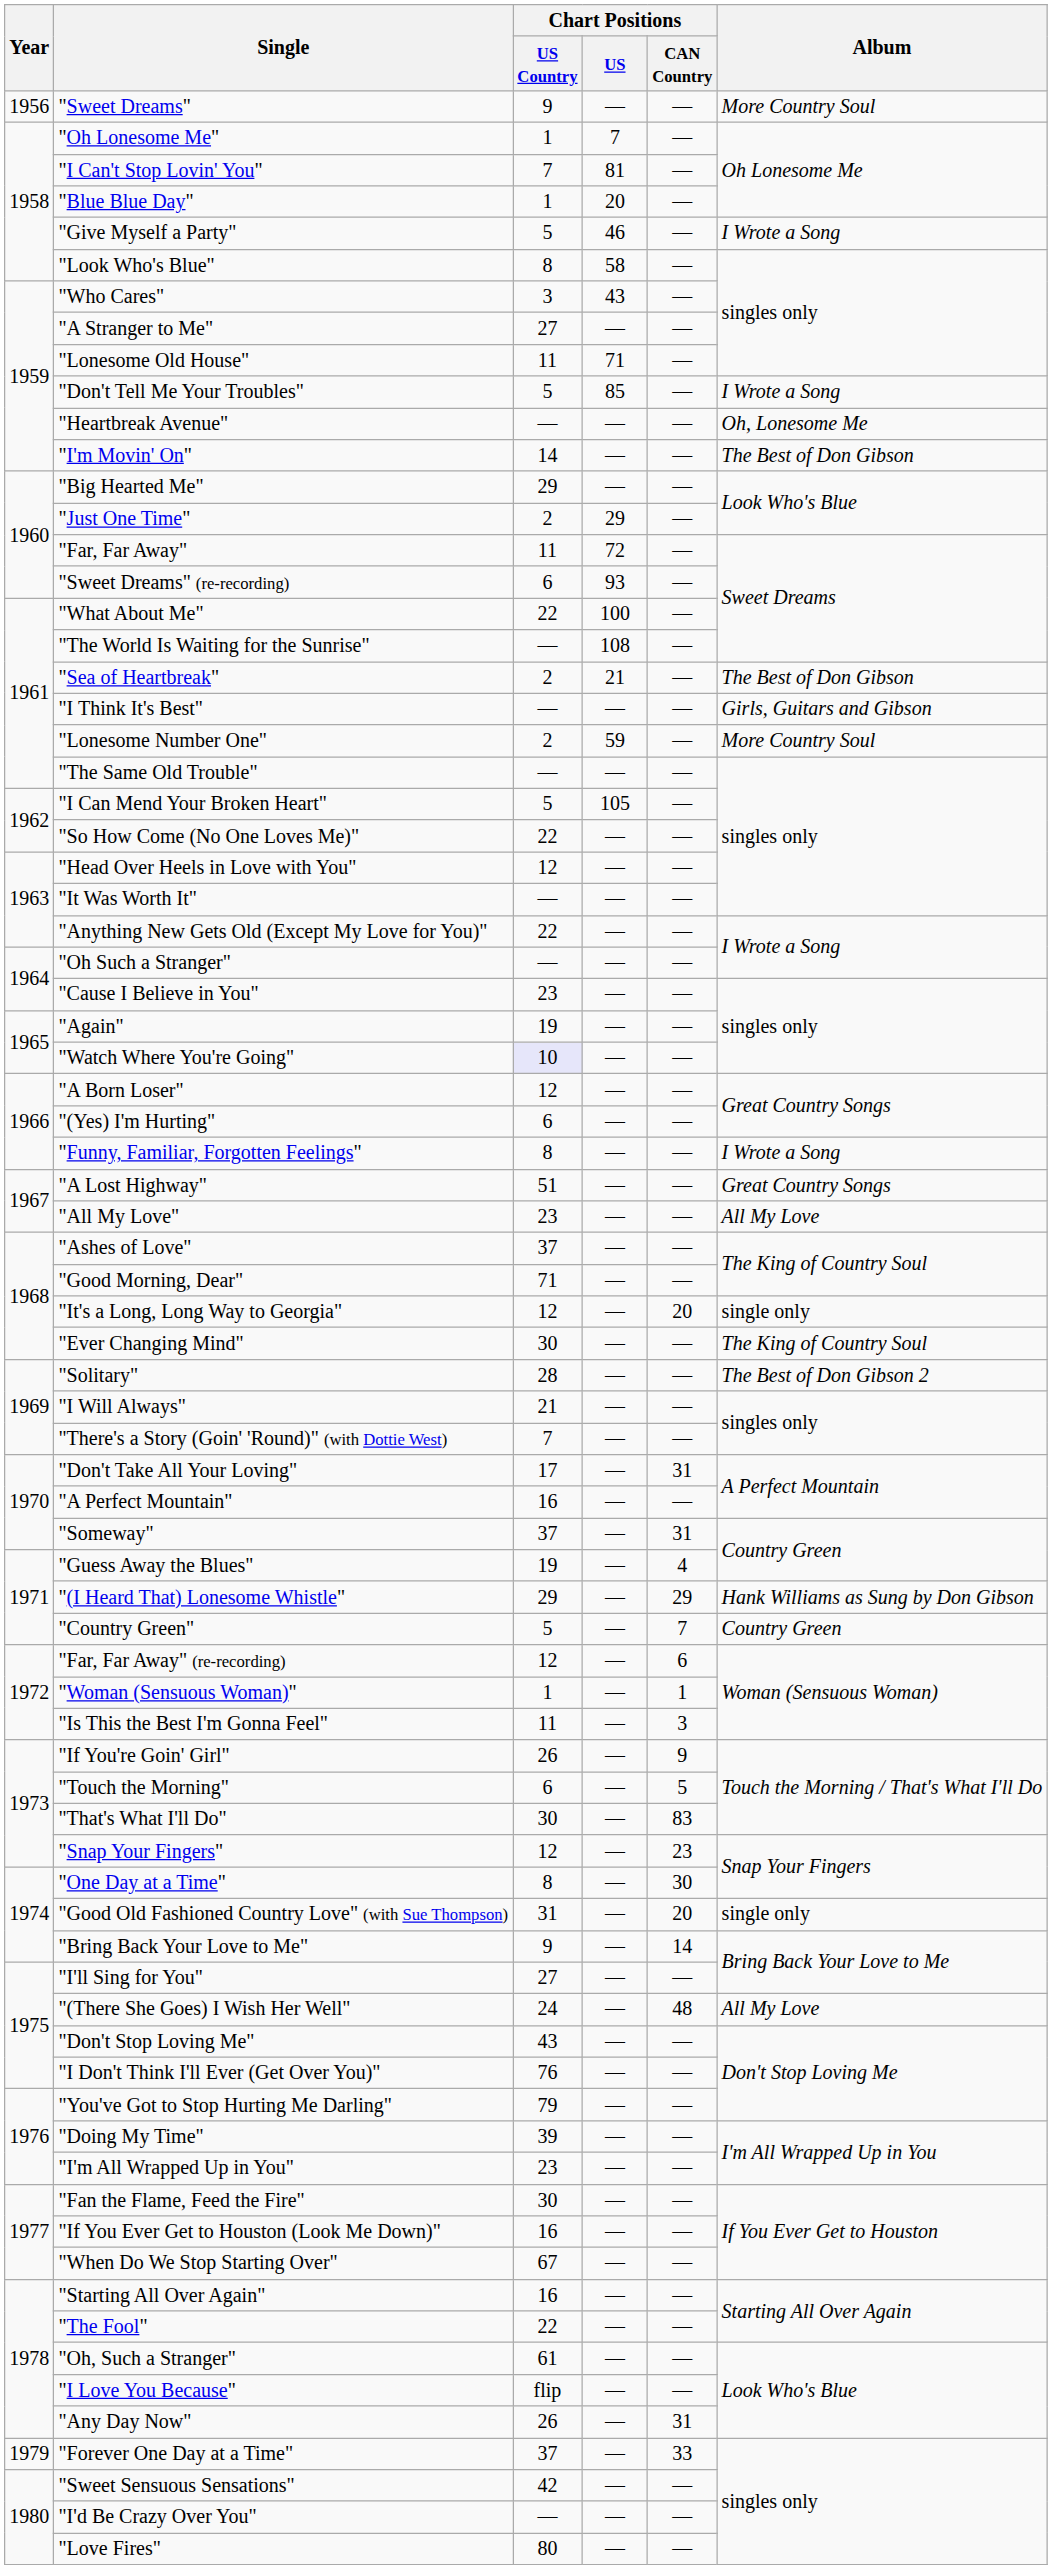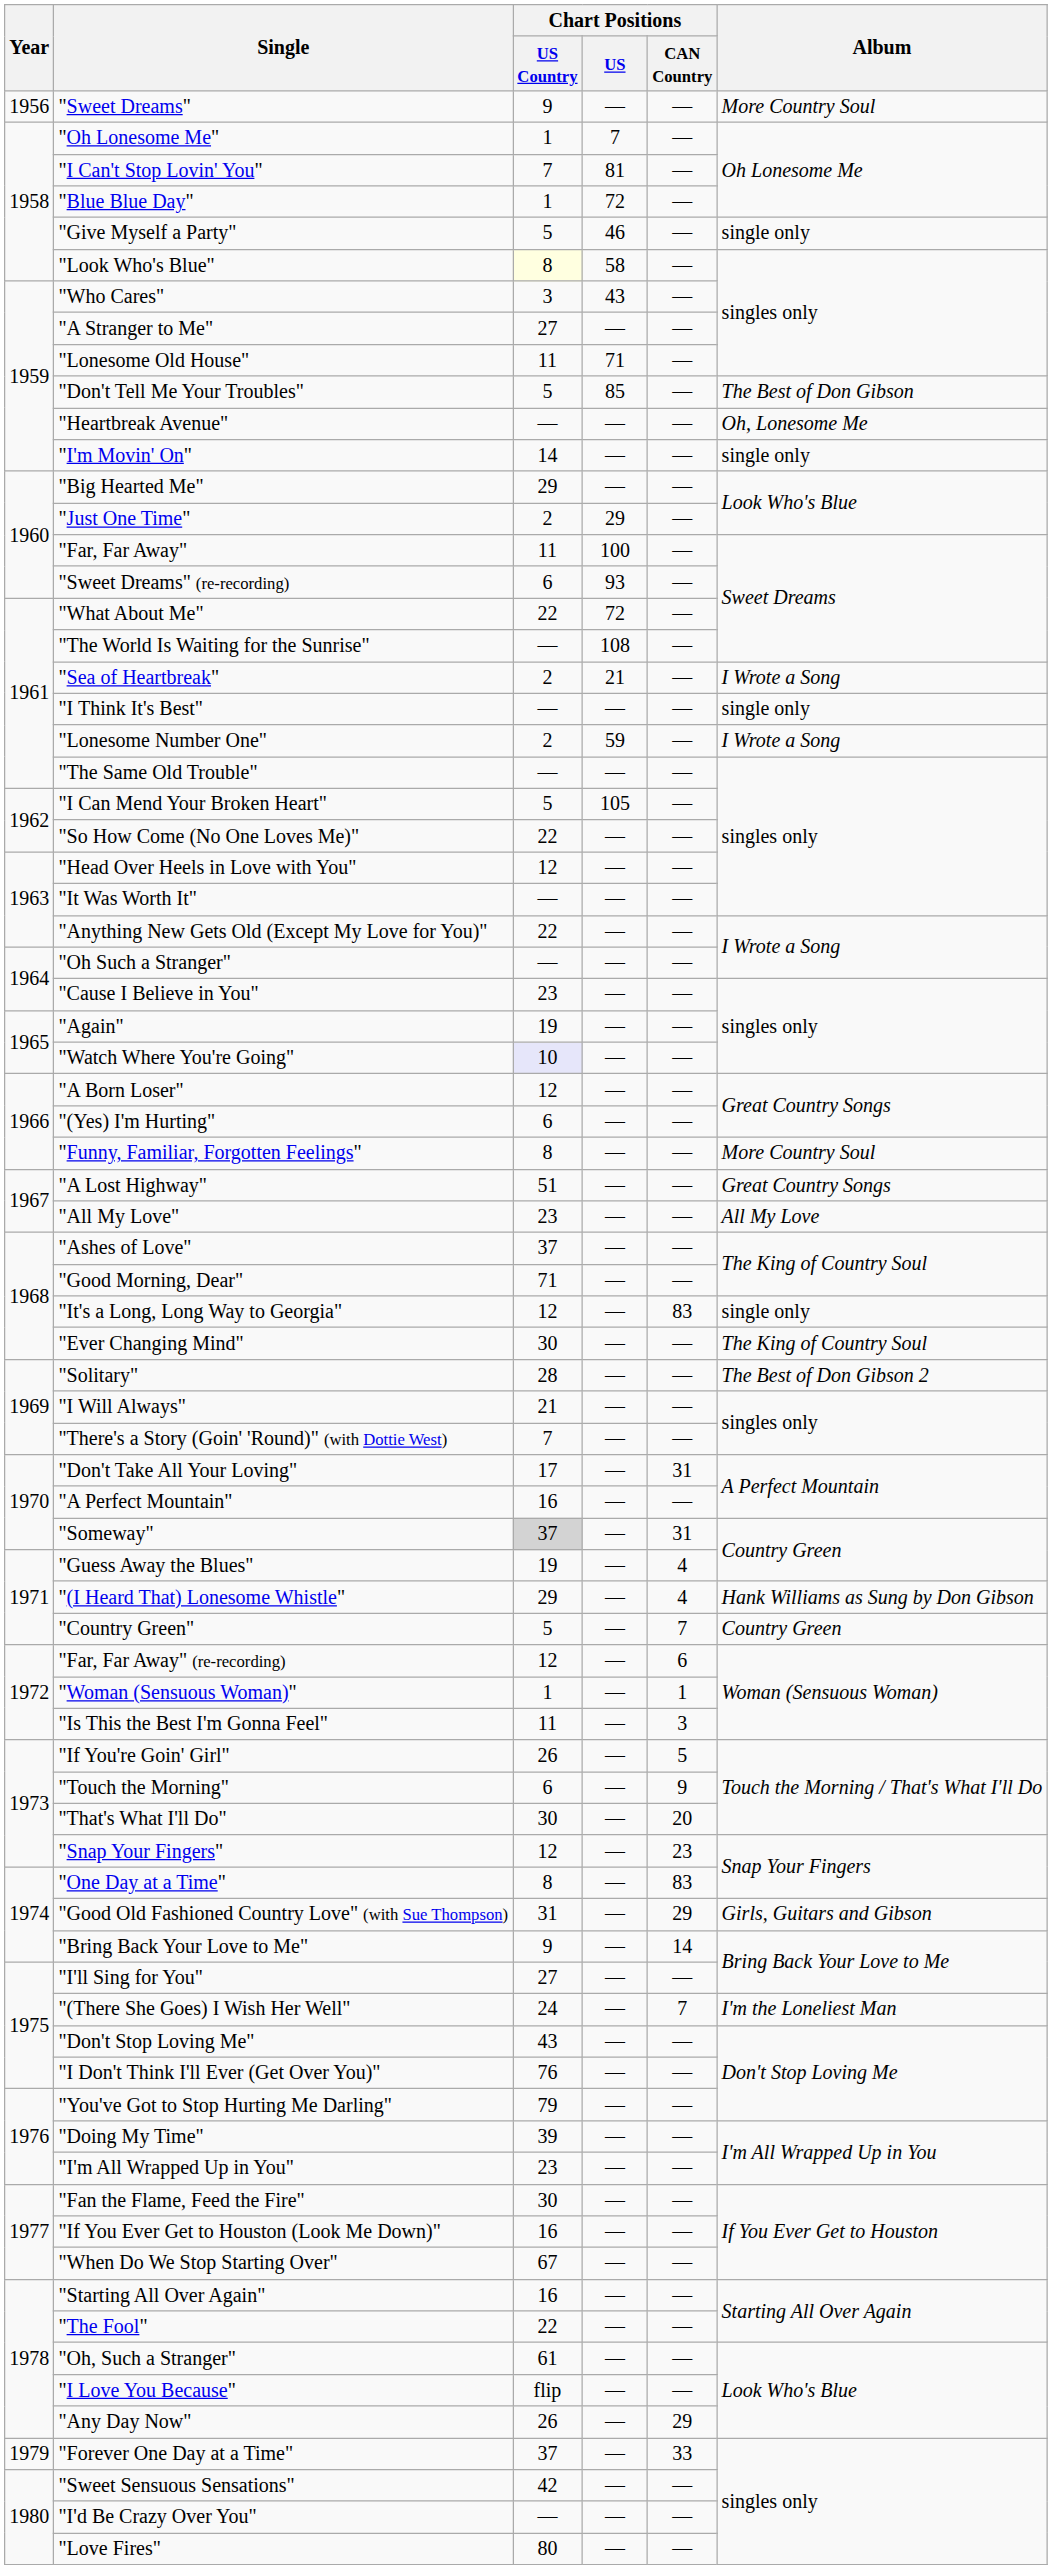(615, 201) 20 -> (615, 201) 72
(781, 233) I Wrote a Song -> (766, 233) single only
(547, 264) no background -> (547, 264) lightyellow background
(781, 391) I Wrote a Song -> (818, 391) The Best of Don Gibson
(818, 455) The Best of Don Gibson -> (766, 455) single only
(615, 550) 72 -> (615, 550) 100
(615, 613) 100 -> (615, 613) 72
(818, 677) The Best of Don Gibson -> (781, 677) I Wrote a Song
(827, 708) Girls, Guitars and Gibson -> (766, 708) single only
(798, 740) More Country Soul -> (781, 740) I Wrote a Song
(781, 1153) I Wrote a Song -> (798, 1153) More Country Soul
(682, 1311) 20 -> (682, 1311) 83
(547, 1533) no background -> (547, 1533) lightgrey background
(682, 1597) 29 -> (682, 1597) 4
(682, 1755) 9 -> (682, 1755) 5
(682, 1787) 5 -> (682, 1787) 9
(682, 1819) 83 -> (682, 1819) 20
(682, 1882) 30 -> (682, 1882) 83
(682, 1914) 20 -> (682, 1914) 29
(766, 1914) single only -> (827, 1914) Girls, Guitars and Gibson
(682, 2009) 48 -> (682, 2009) 7
(770, 2009) All My Love -> (809, 2009) I'm the Loneliest Man
(682, 2421) 31 -> (682, 2421) 29
